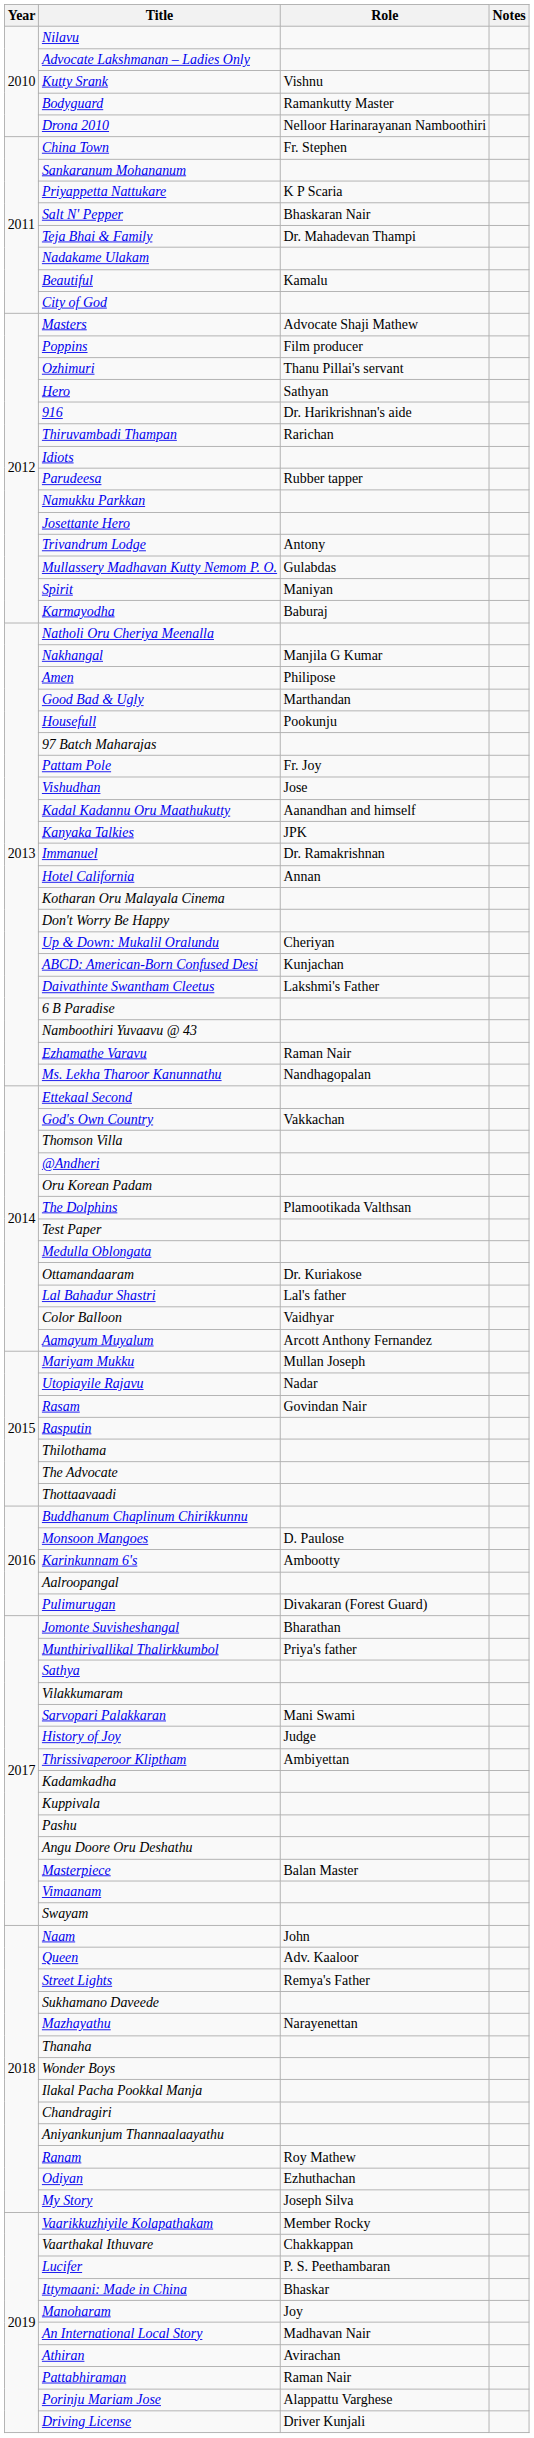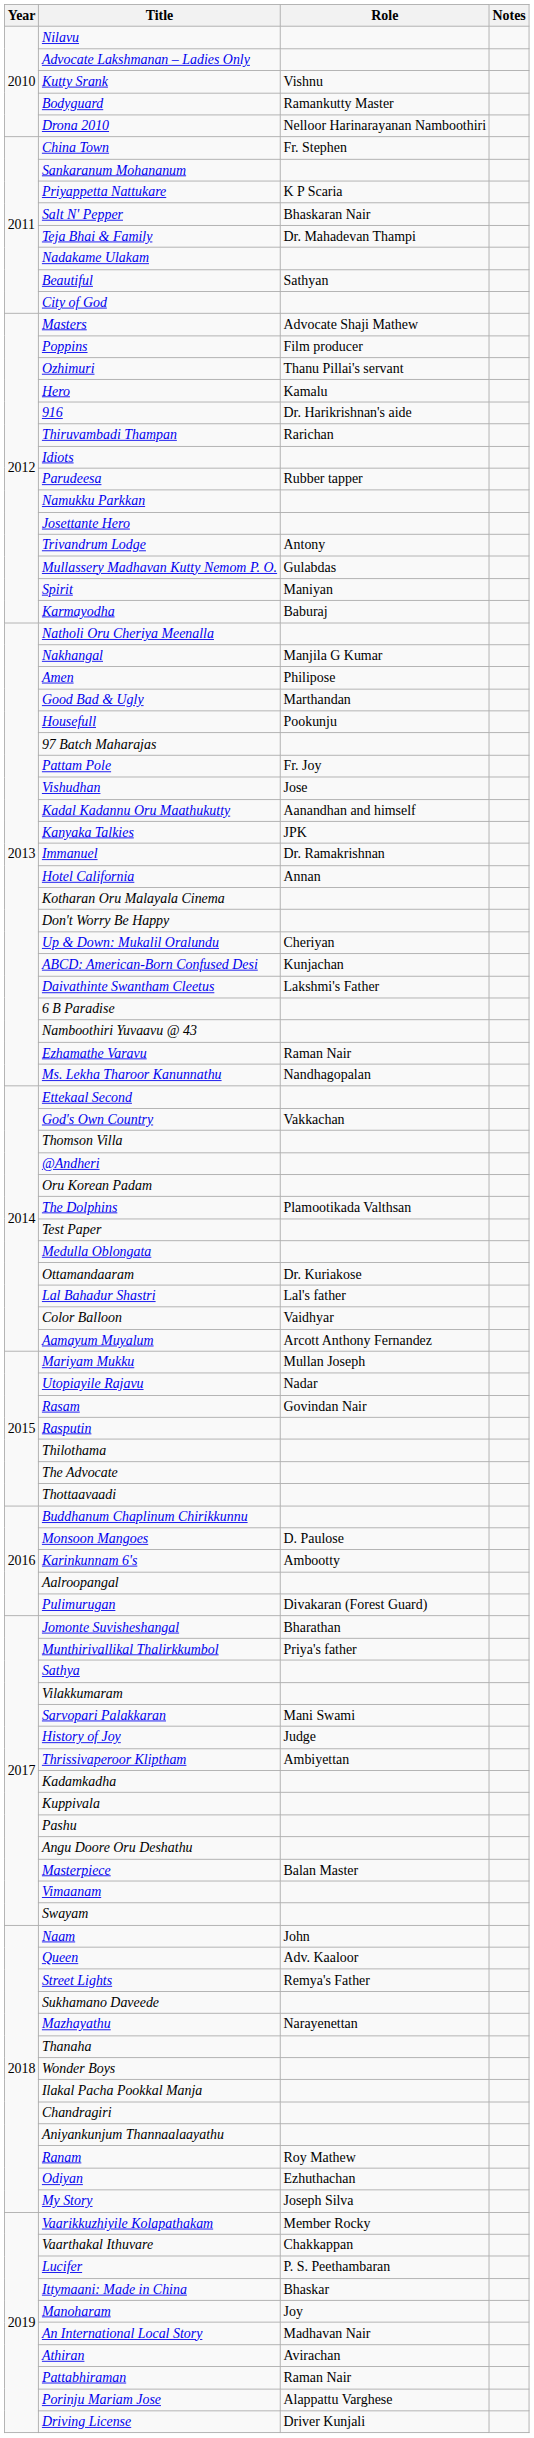(306, 280) Kamalu -> (306, 280) Sathyan
(306, 390) Sathyan -> (306, 390) Kamalu
